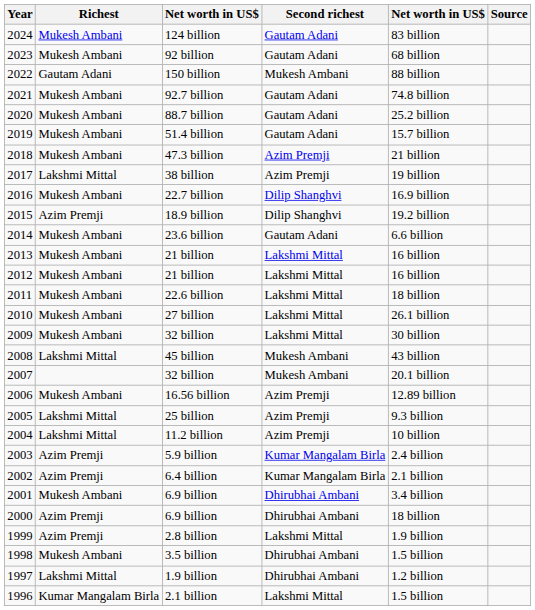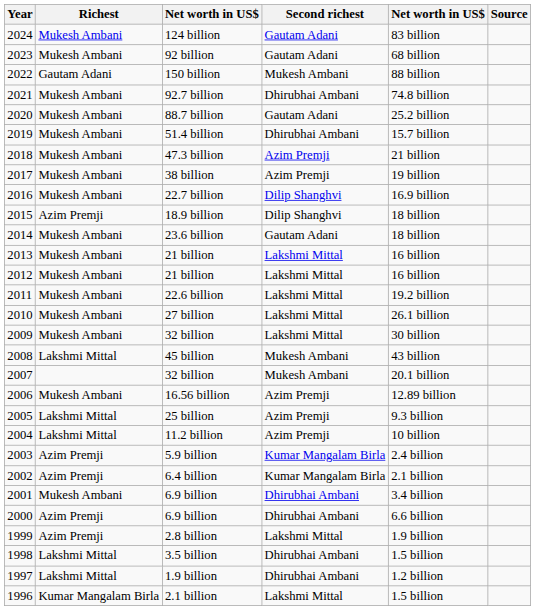(301, 94) Gautam Adani -> (312, 94) Dhirubhai Ambani
(301, 134) Gautam Adani -> (312, 134) Dhirubhai Ambani
(78, 174) Lakshmi Mittal -> (80, 174) Mukesh Ambani
(420, 214) 19.2 billion -> (416, 214) 18 billion
(417, 235) 6.6 billion -> (416, 235) 18 billion
(416, 295) 18 billion -> (420, 295) 19.2 billion
(416, 515) 18 billion -> (417, 515) 6.6 billion
(80, 555) Mukesh Ambani -> (78, 555) Lakshmi Mittal
